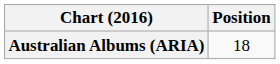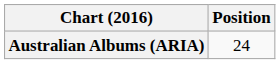(241, 44) 18 -> (241, 44) 24
